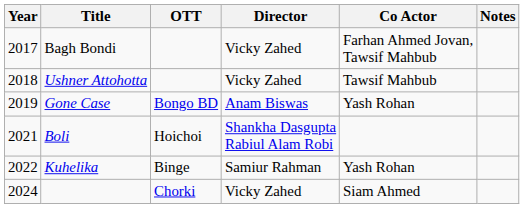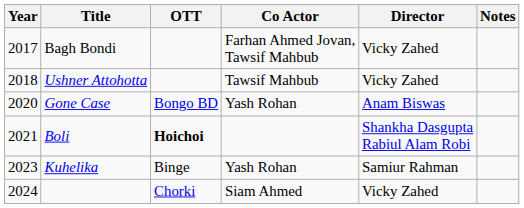columns swapped: (281, 16) <-> (408, 16)
(23, 103) 2019 -> (23, 103) 2020
(178, 135) normal -> (179, 135) bold
(23, 167) 2022 -> (23, 167) 2023
